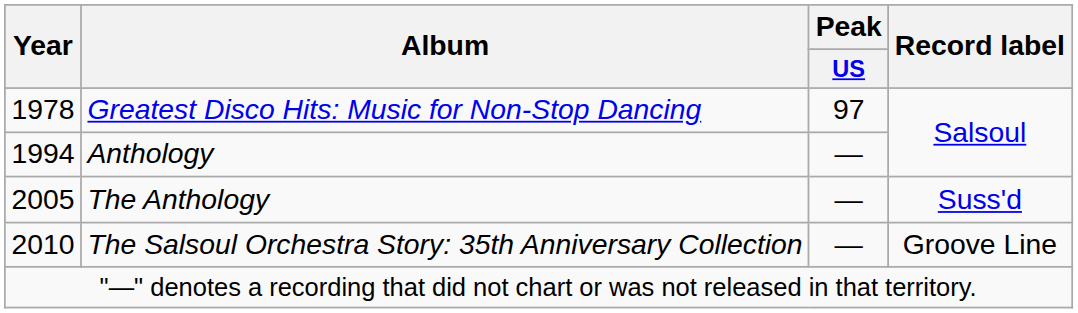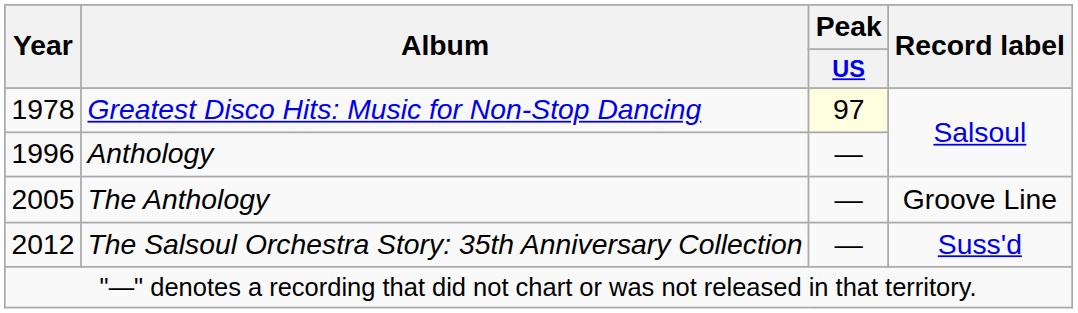(849, 109) no background -> (849, 109) lightyellow background
(43, 154) 1994 -> (43, 154) 1996
(980, 199) Suss'd -> (980, 199) Groove Line
(43, 244) 2010 -> (43, 244) 2012
(980, 244) Groove Line -> (980, 244) Suss'd
